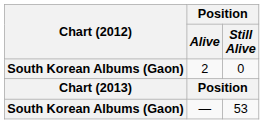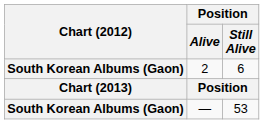(241, 68) 0 -> (241, 68) 6
